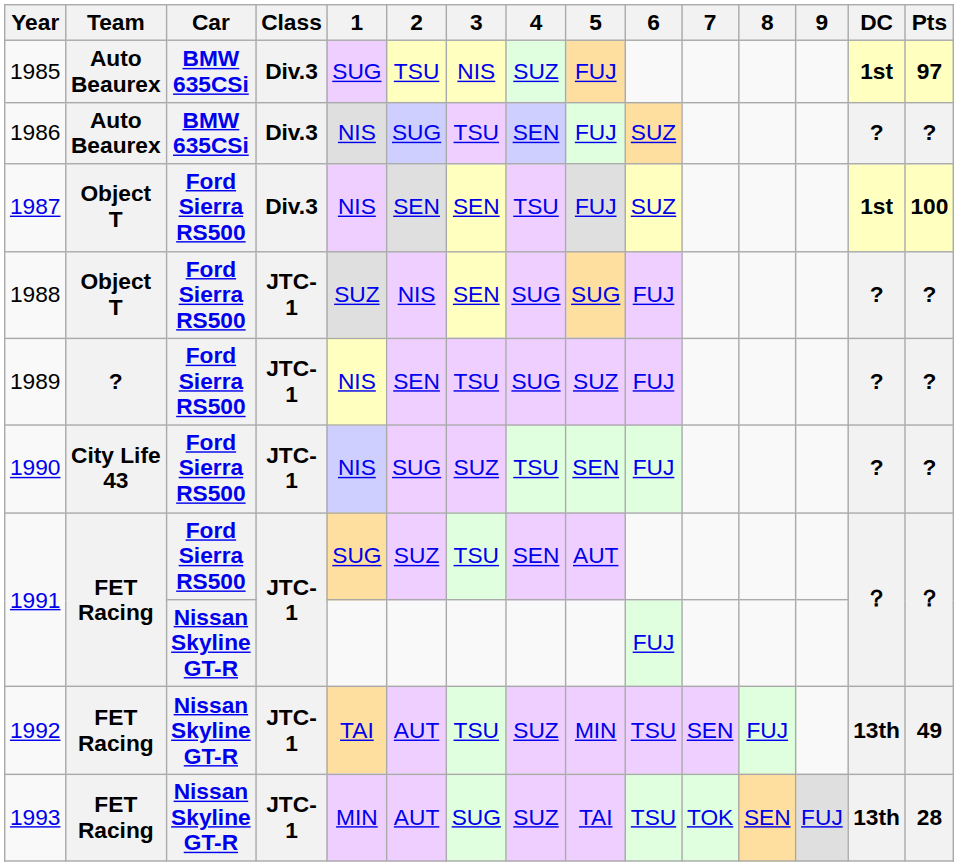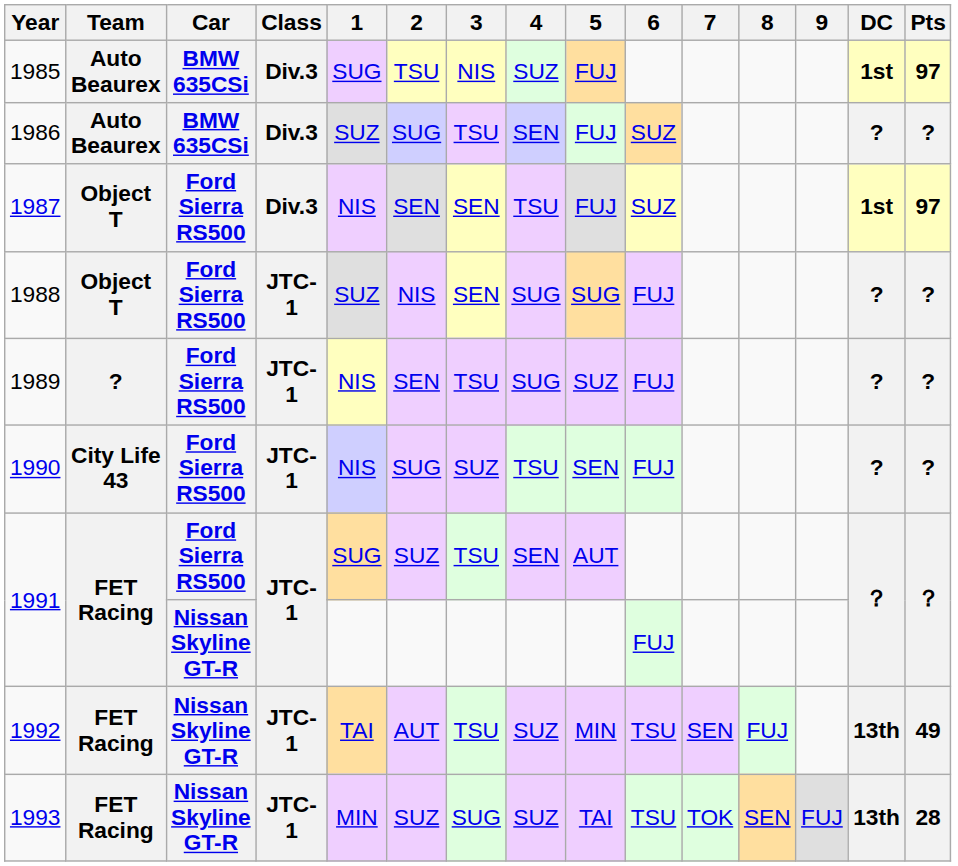(357, 132) NIS -> (357, 132) SUZ
(929, 207) 100 -> (928, 207) 97
(417, 817) AUT -> (417, 817) SUZ
